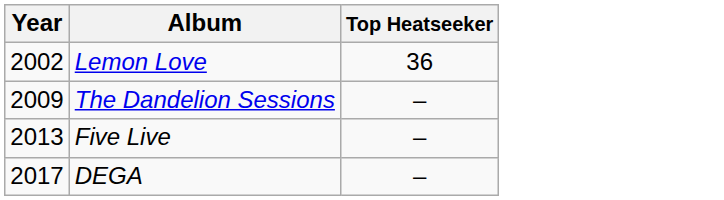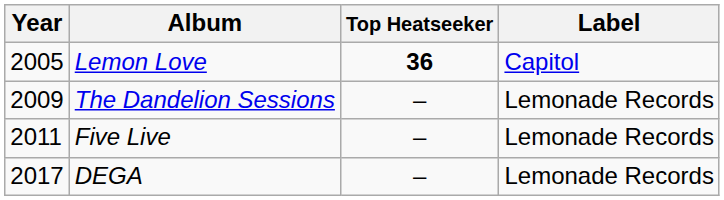+ column: (609, 23)
(37, 61) 2002 -> (37, 61) 2005
(420, 61) normal -> (420, 61) bold
(37, 137) 2013 -> (36, 137) 2011
